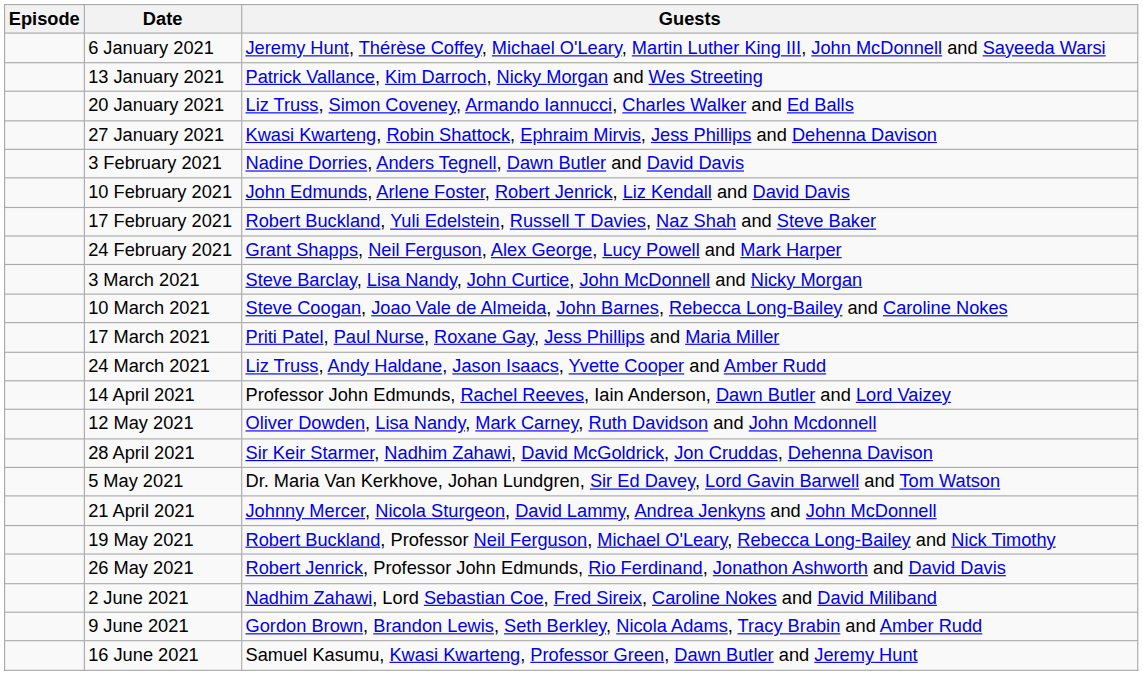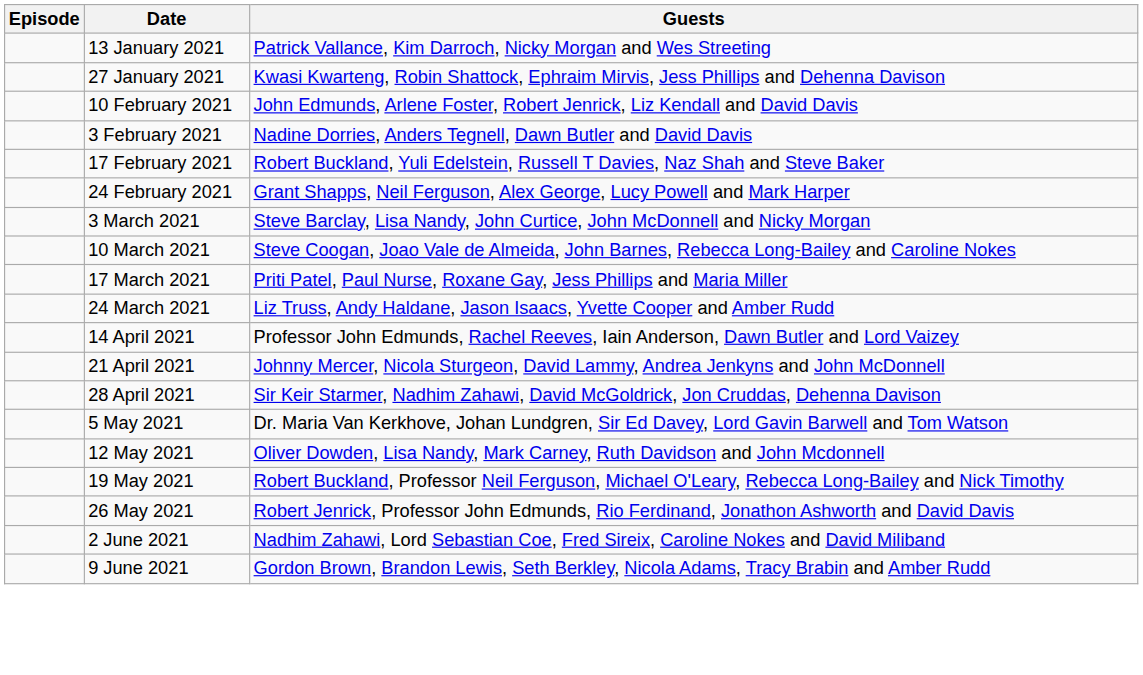- row: (151, 47)
- row: (156, 105)
rows swapped: (155, 163) <-> (160, 192)
rows swapped: (141, 510) <-> (141, 423)
- row: (143, 655)
